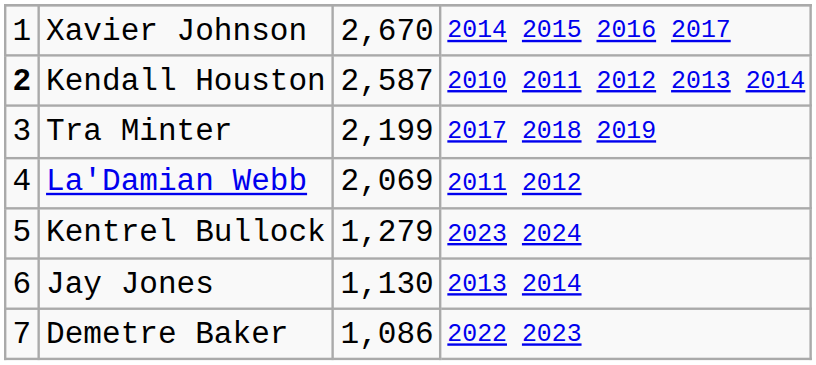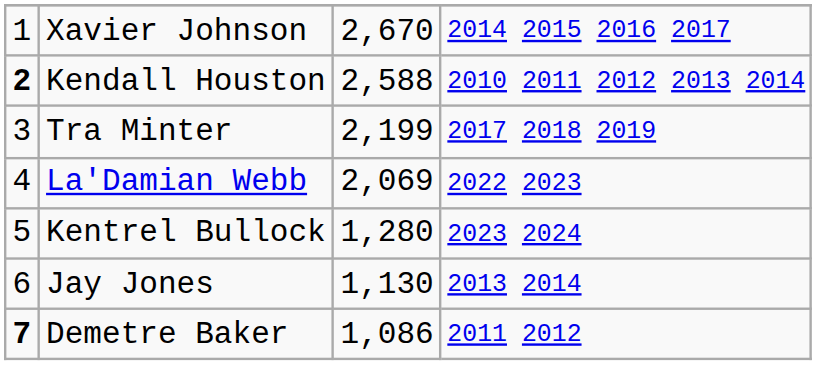(387, 81) 2,587 -> (387, 81) 2,588
(514, 182) 2011 2012 -> (514, 182) 2022 2023
(387, 233) 1,279 -> (387, 233) 1,280
(22, 334) normal -> (22, 334) bold
(514, 334) 2022 2023 -> (514, 334) 2011 2012
